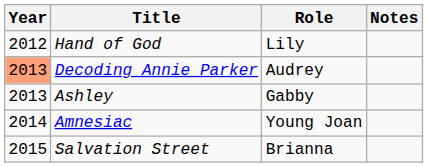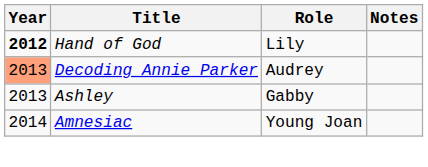(28, 44) normal -> (28, 44) bold
- row: (132, 149)
